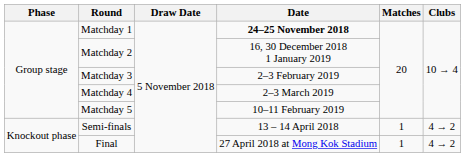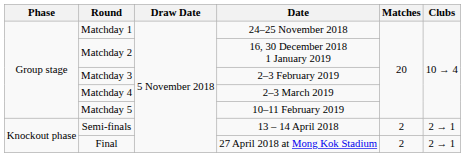(298, 30) bold -> (298, 30) normal
(401, 127) 1 -> (401, 127) 2
(442, 127) 4 → 2 -> (442, 127) 2 → 1
(401, 144) 1 -> (401, 144) 2
(442, 144) 4 → 2 -> (442, 144) 2 → 1
